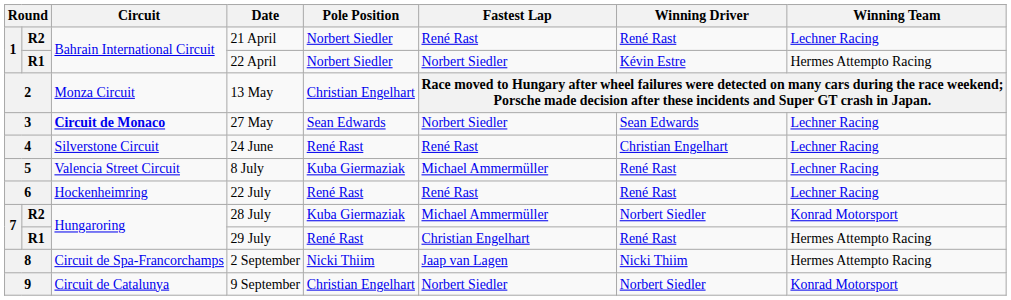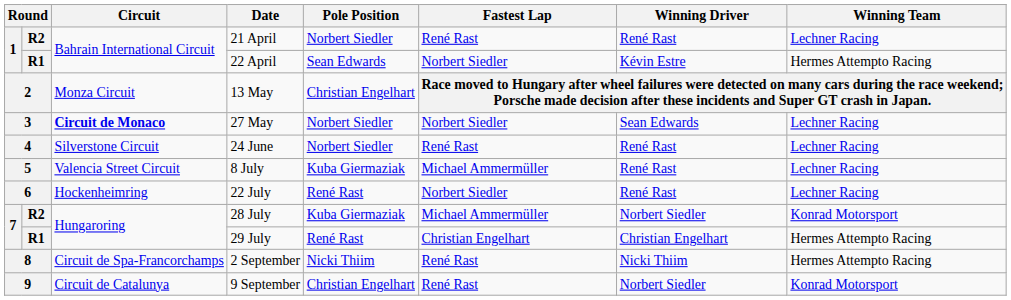(350, 61) Norbert Siedler -> (346, 61) Sean Edwards
(346, 123) Sean Edwards -> (350, 123) Norbert Siedler
(335, 146) René Rast -> (350, 146) Norbert Siedler
(674, 146) Christian Engelhart -> (648, 146) René Rast
(450, 192) René Rast -> (464, 192) Norbert Siedler
(648, 237) René Rast -> (674, 237) Christian Engelhart
(465, 260) Jaap van Lagen -> (450, 260) René Rast
(464, 283) Norbert Siedler -> (450, 283) René Rast
